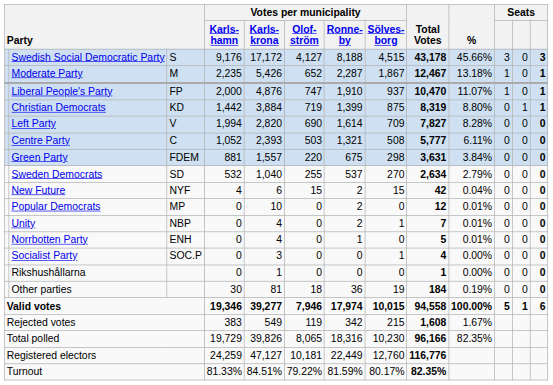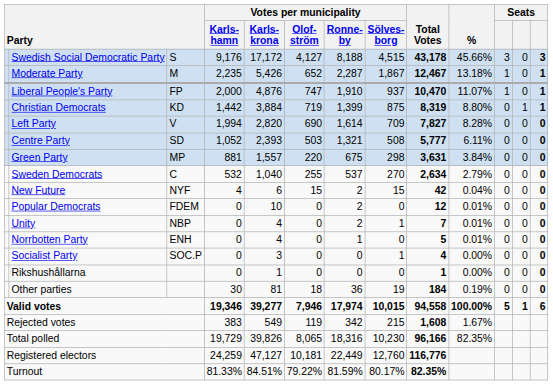(173, 141) C -> (177, 141) SD
(184, 157) FDEM -> (177, 157) MP
(177, 174) SD -> (173, 174) C
(177, 207) MP -> (184, 207) FDEM
